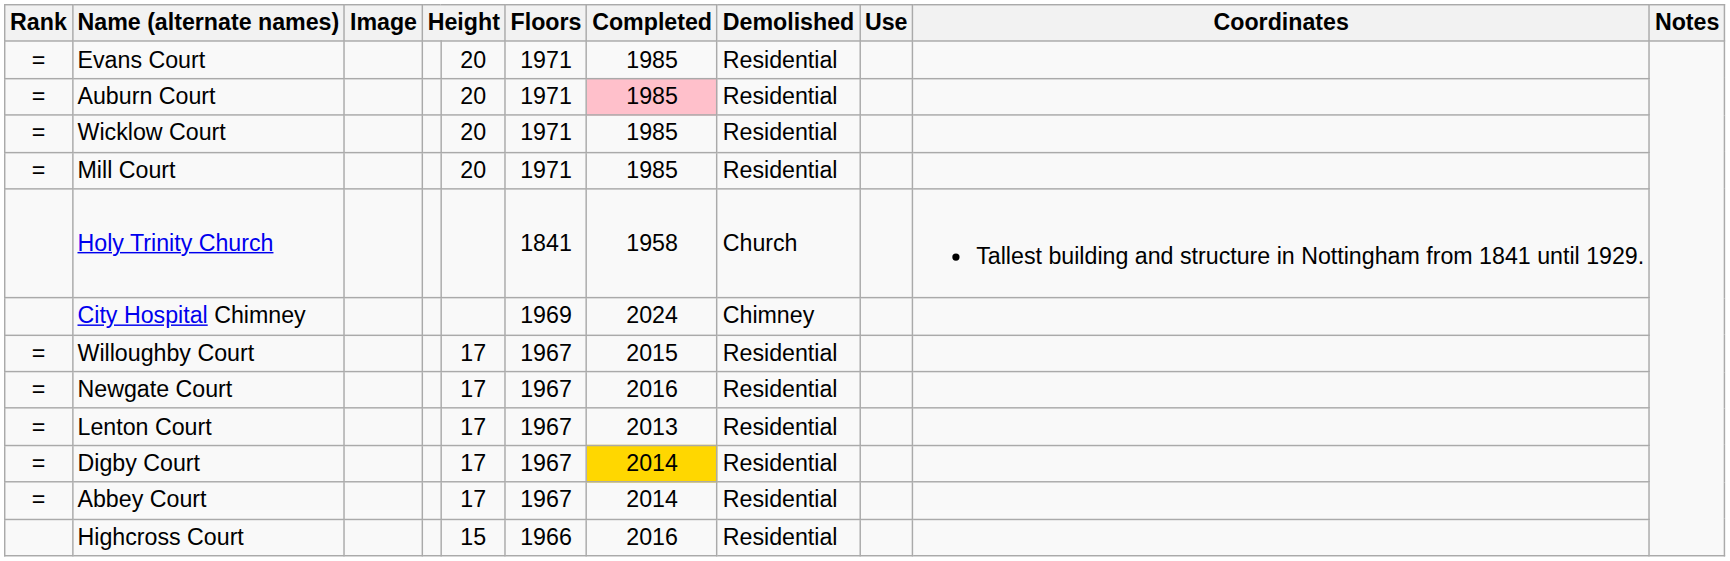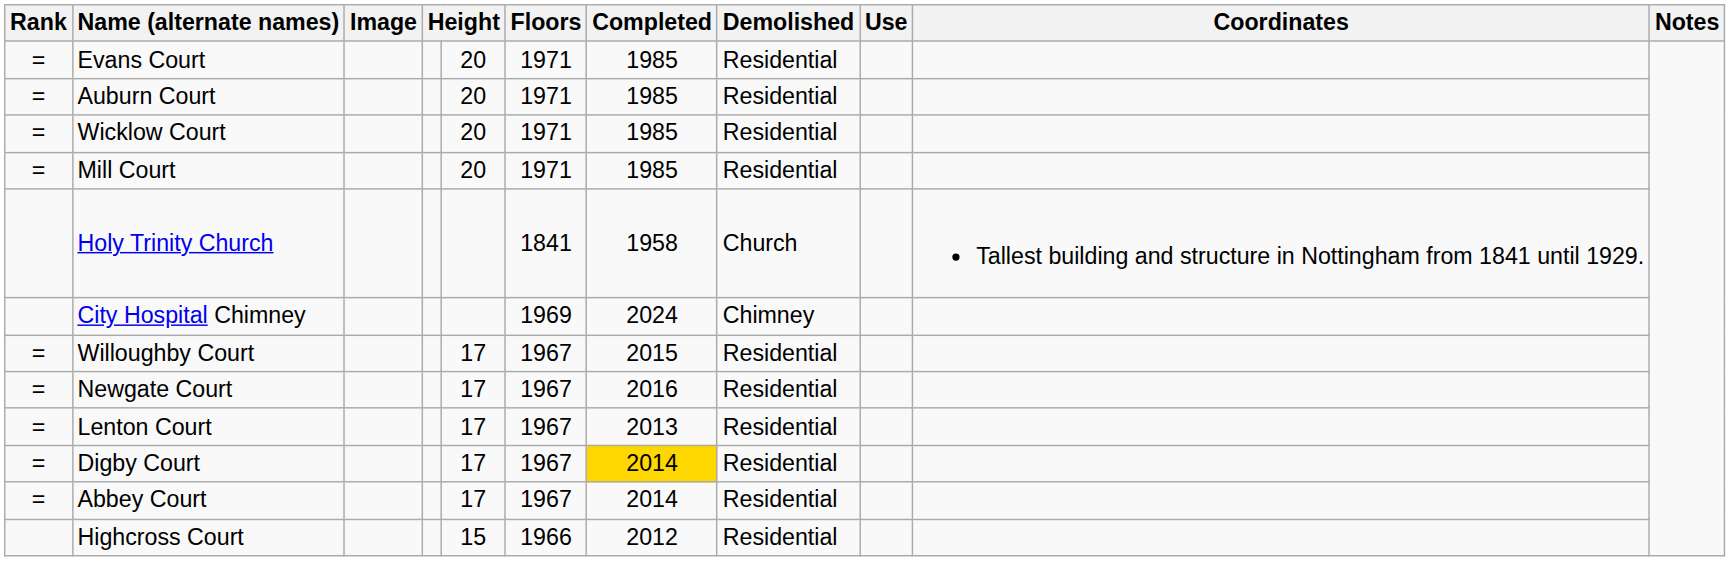(652, 96) pink background -> (652, 96) no background
(652, 536) 2016 -> (652, 536) 2012
